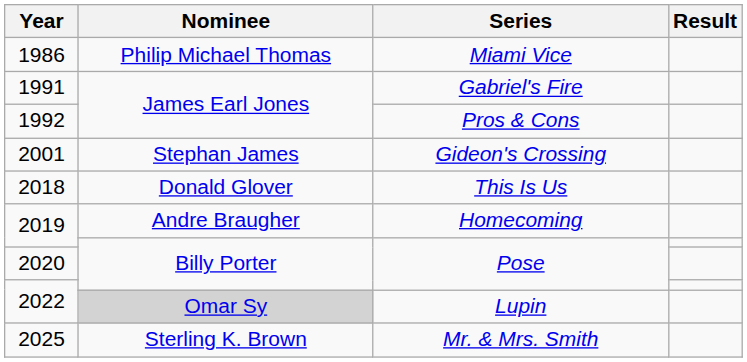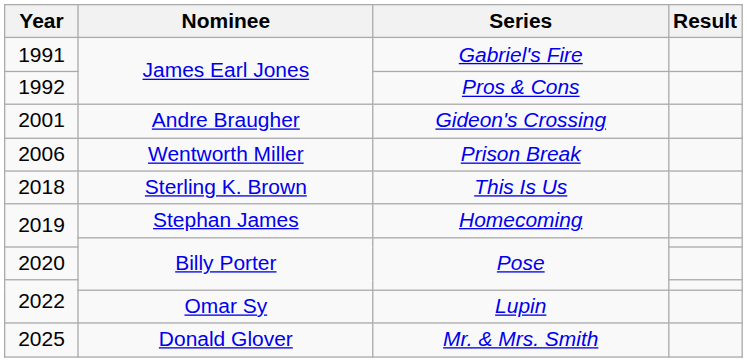- row: (42, 54)
(226, 154) Stephan James -> (226, 120) Andre Braugher
+ row: (42, 154)
(226, 187) Donald Glover -> (226, 187) Sterling K. Brown
(226, 220) Andre Braugher -> (226, 220) Stephan James
(226, 306) lightgrey background -> (226, 306) no background
(226, 339) Sterling K. Brown -> (226, 339) Donald Glover
